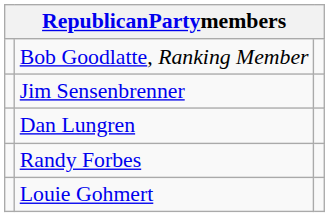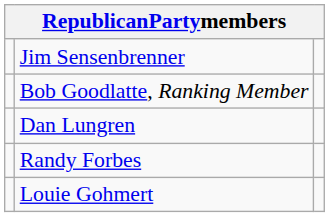rows swapped: (164, 56) <-> (102, 90)
